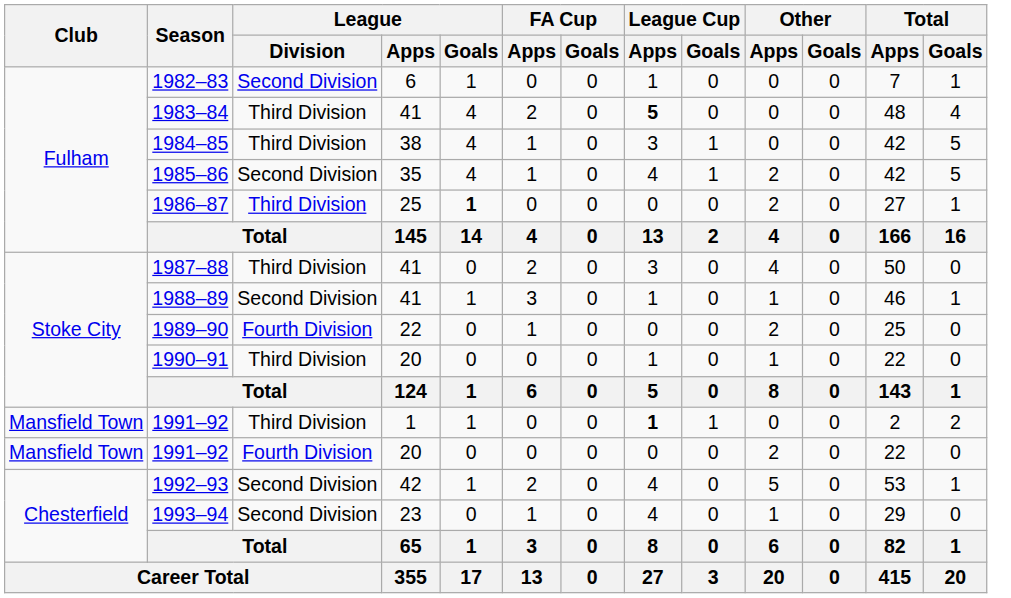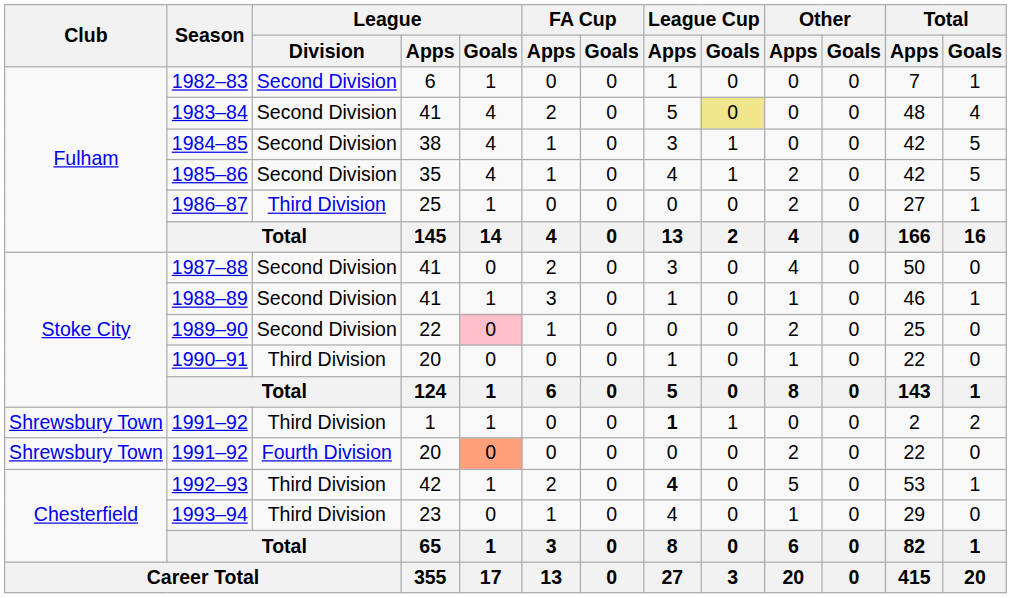(307, 112) Third Division -> (327, 112) Second Division
(653, 112) bold -> (672, 112) normal
(713, 112) no background -> (733, 112) khaki background
(307, 143) Third Division -> (327, 143) Second Division
(471, 205) bold -> (491, 205) normal
(307, 267) Third Division -> (327, 267) Second Division
(307, 329) Fourth Division -> (327, 329) Second Division
(471, 329) no background -> (491, 329) pink background
(76, 422) Mansfield Town -> (86, 422) Shrewsbury Town
(76, 453) Mansfield Town -> (86, 453) Shrewsbury Town
(471, 453) no background -> (491, 453) lightsalmon background
(307, 484) Second Division -> (327, 484) Third Division
(653, 484) normal -> (672, 484) bold
(307, 515) Second Division -> (327, 515) Third Division
